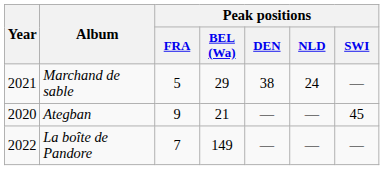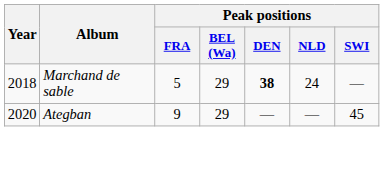(22, 83) 2021 -> (22, 83) 2018
(267, 83) normal -> (267, 83) bold
(222, 114) 21 -> (222, 114) 29
- row: (76, 145)
